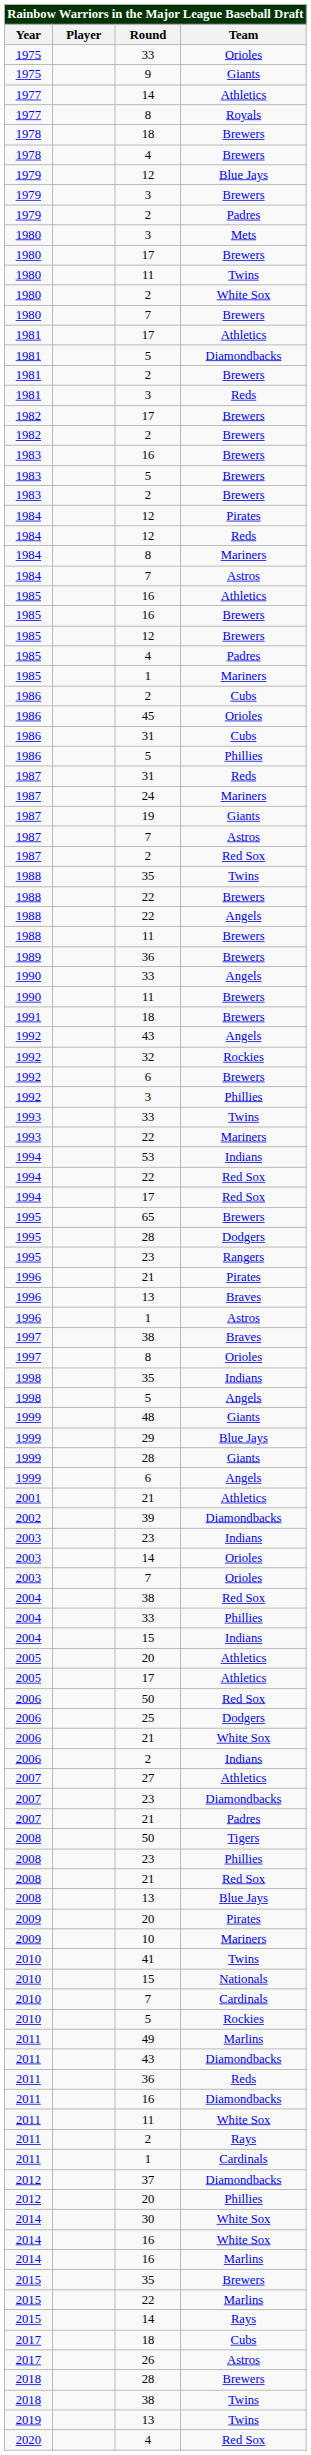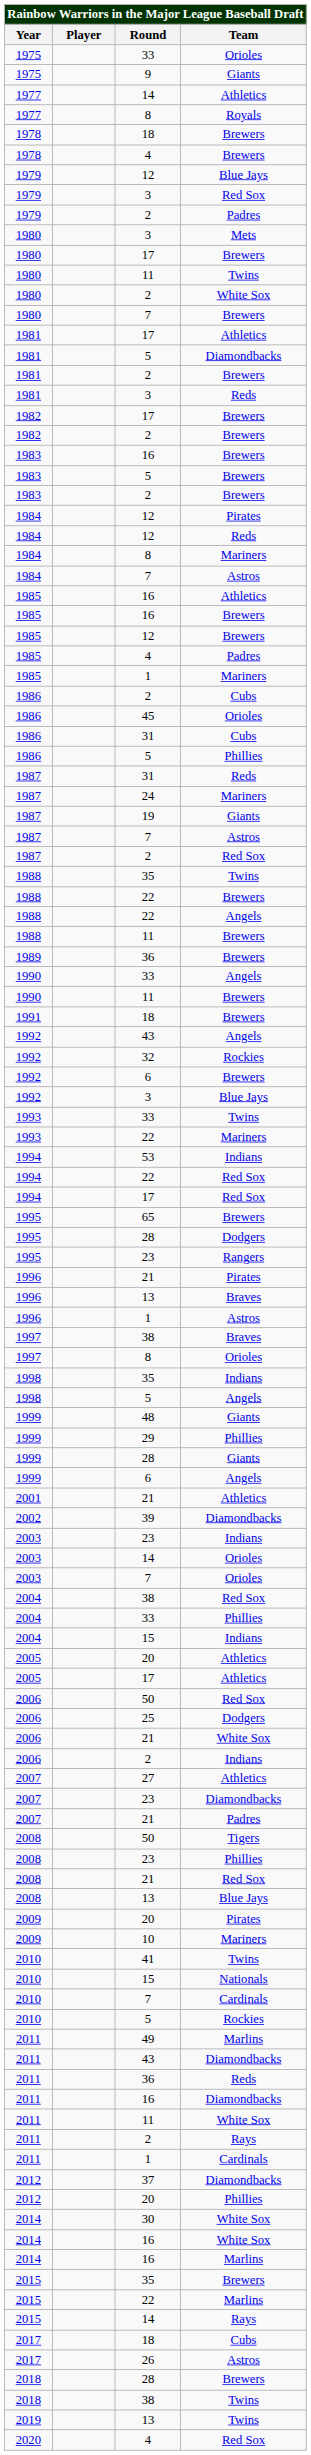(244, 194) Brewers -> (244, 194) Red Sox
(244, 1097) Phillies -> (244, 1097) Blue Jays
(244, 1437) Blue Jays -> (244, 1437) Phillies
